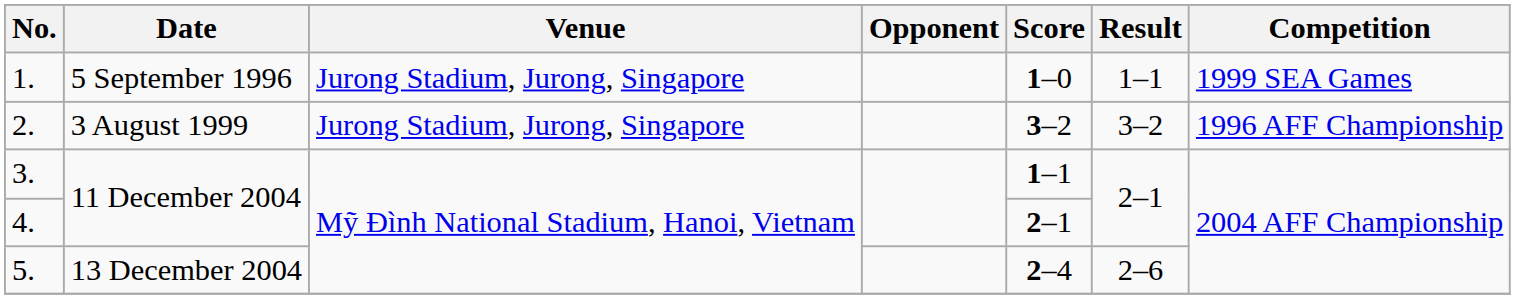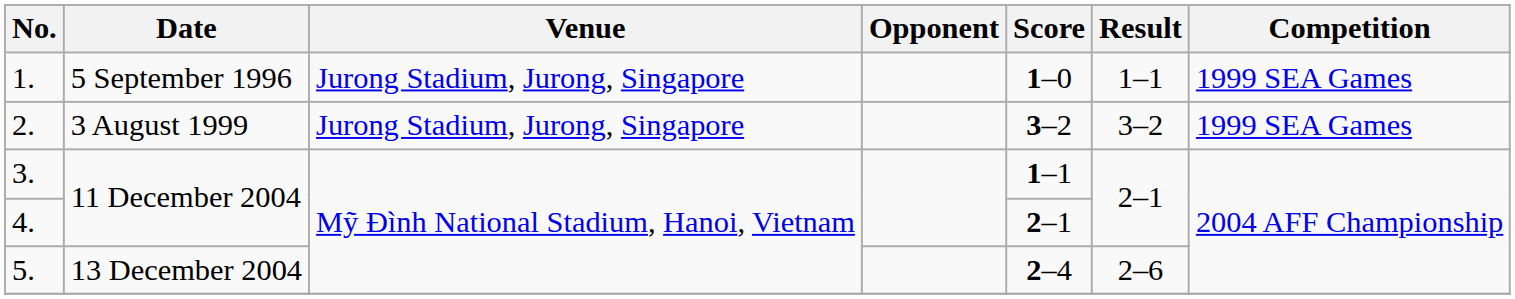(1350, 125) 1996 AFF Championship -> (1304, 125) 1999 SEA Games
